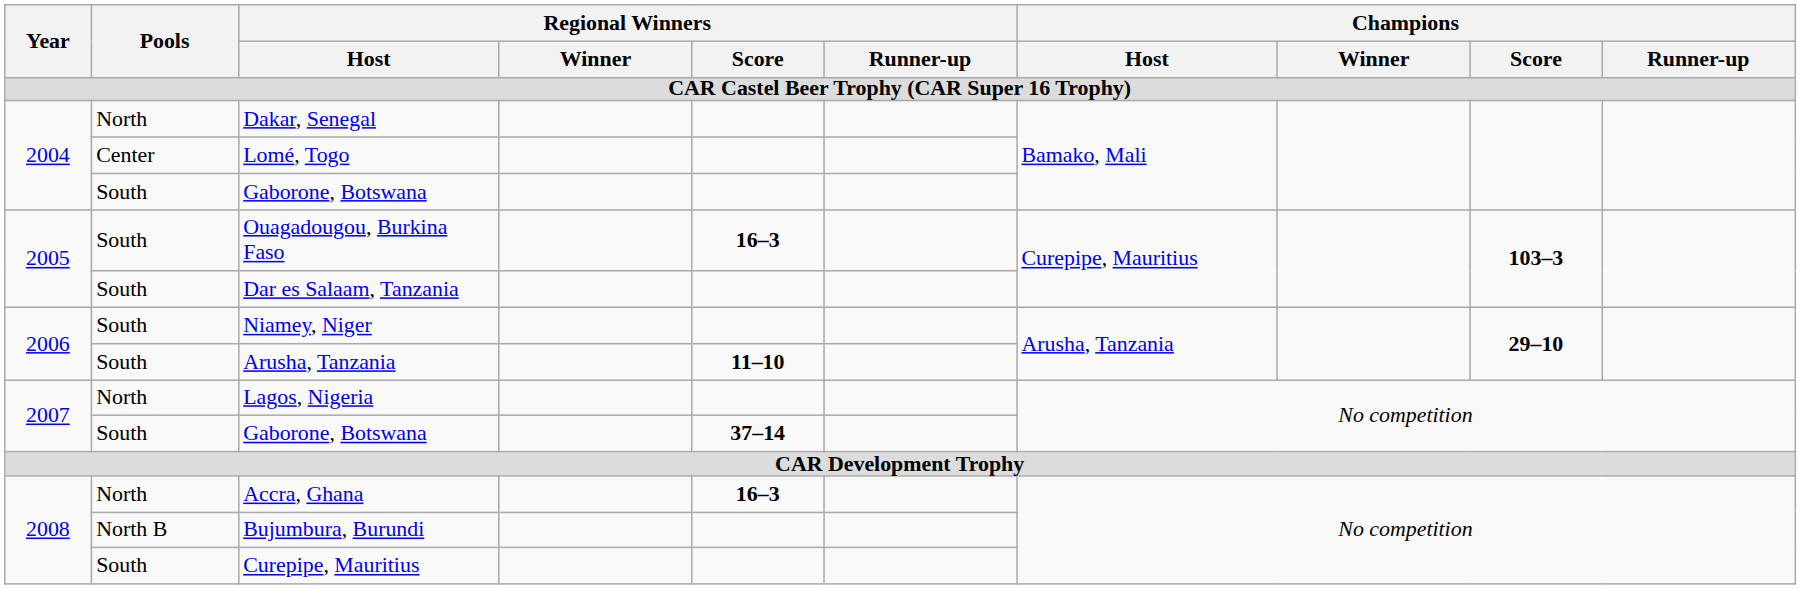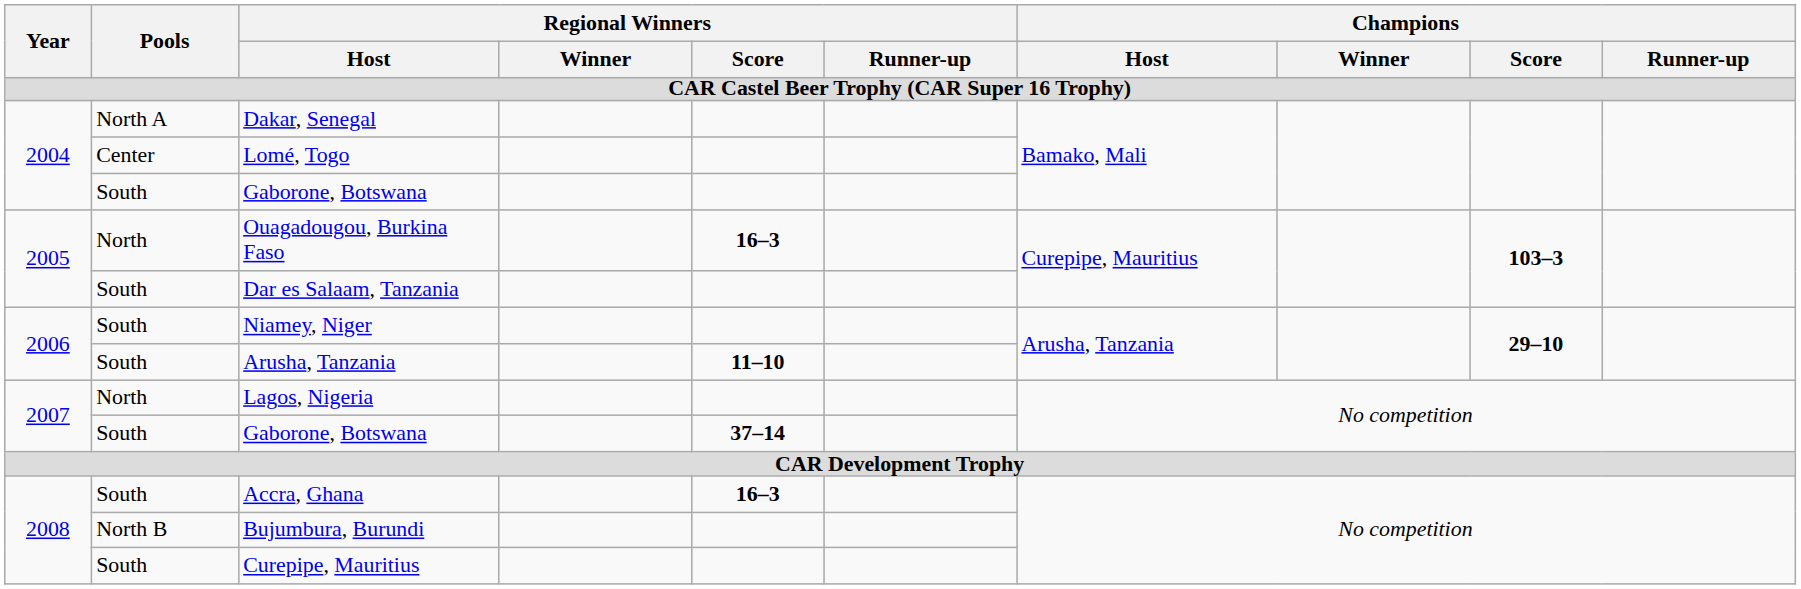(122, 119) North -> (132, 119) North A
(122, 240) South -> (122, 240) North
(122, 493) North -> (122, 493) South
